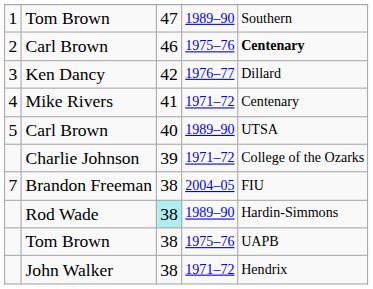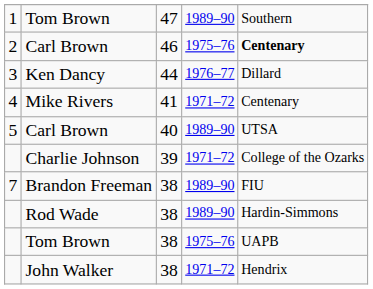(169, 74) 42 -> (169, 74) 44
(210, 185) 2004–05 -> (210, 185) 1989–90
(169, 213) paleturquoise background -> (169, 213) no background
